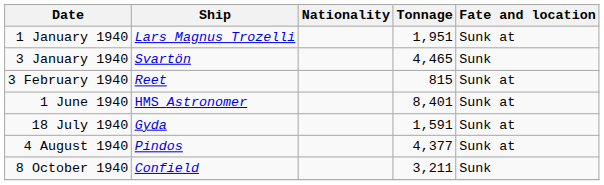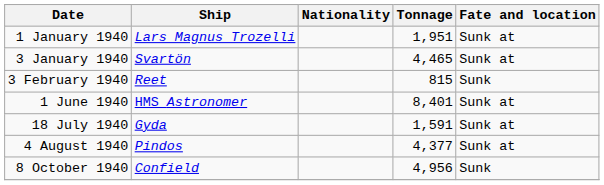(475, 59) Sunk -> (487, 59) Sunk at
(487, 81) Sunk at -> (475, 81) Sunk
(433, 168) 3,211 -> (433, 168) 4,956
